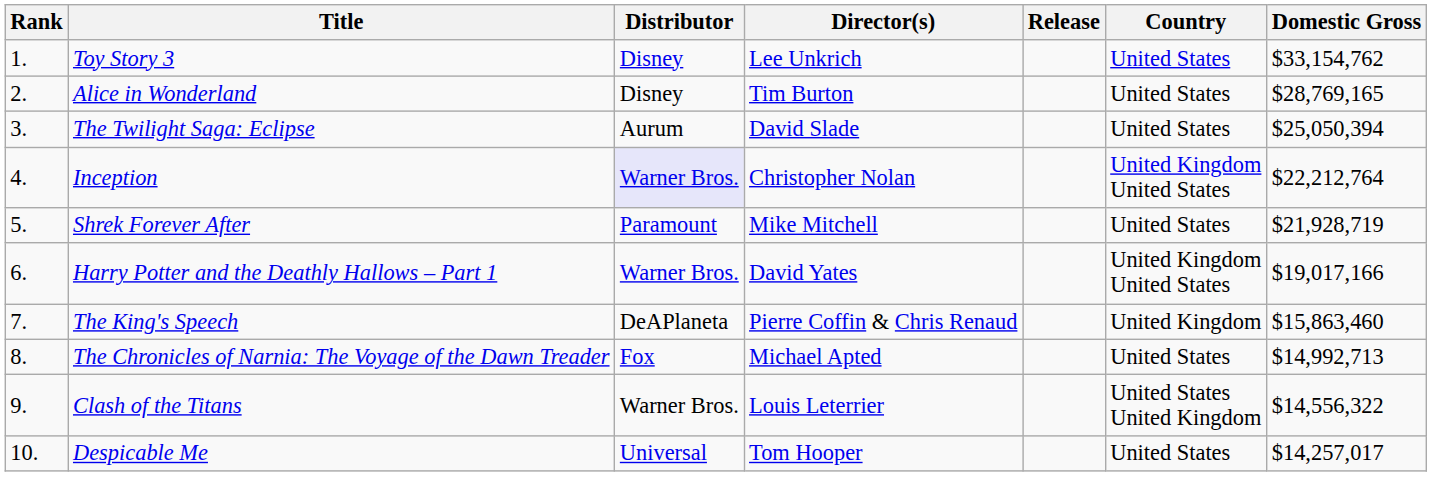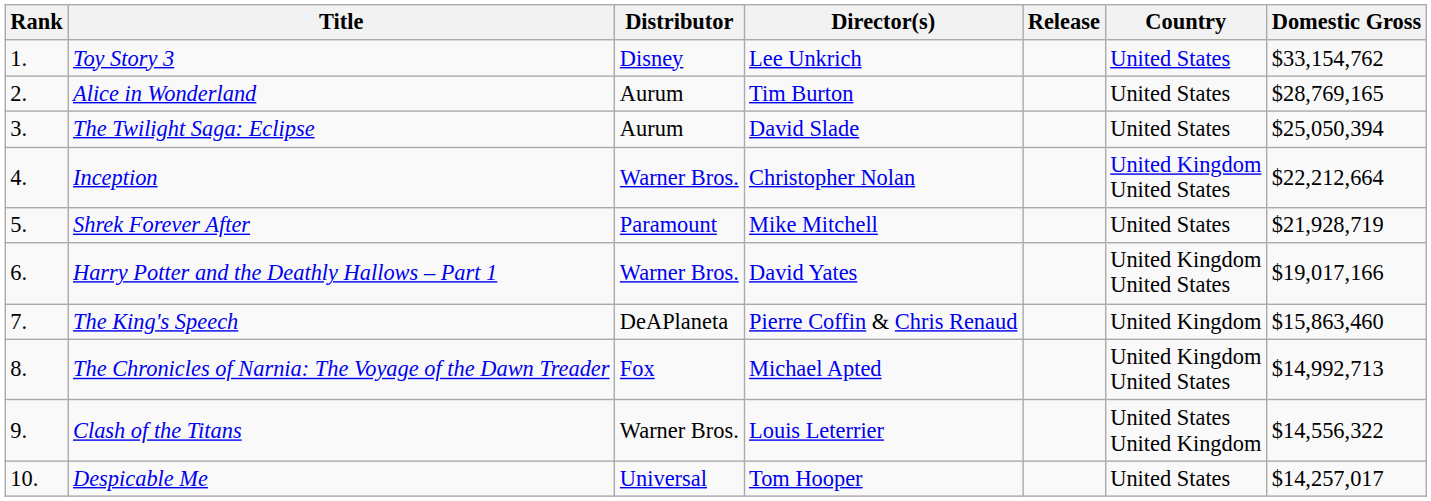(652, 93) Disney -> (652, 93) Aurum
(679, 176) lavender background -> (679, 176) no background
(1328, 176) $22,212,764 -> (1328, 176) $22,212,664
(1170, 356) United States -> (1186, 369) United Kingdom United States
